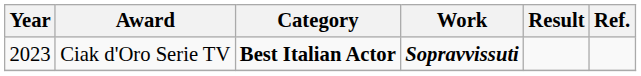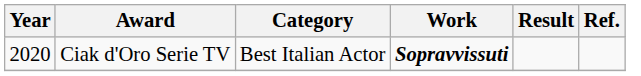(30, 53) 2023 -> (30, 53) 2020
(318, 53) bold -> (313, 53) normal
